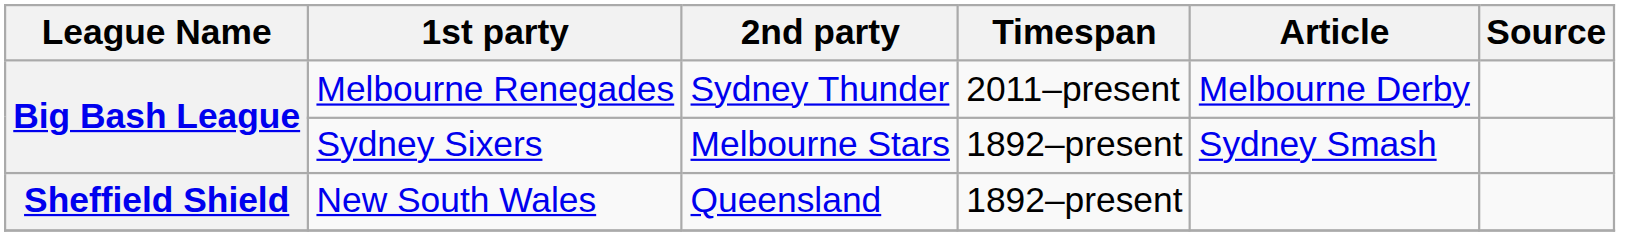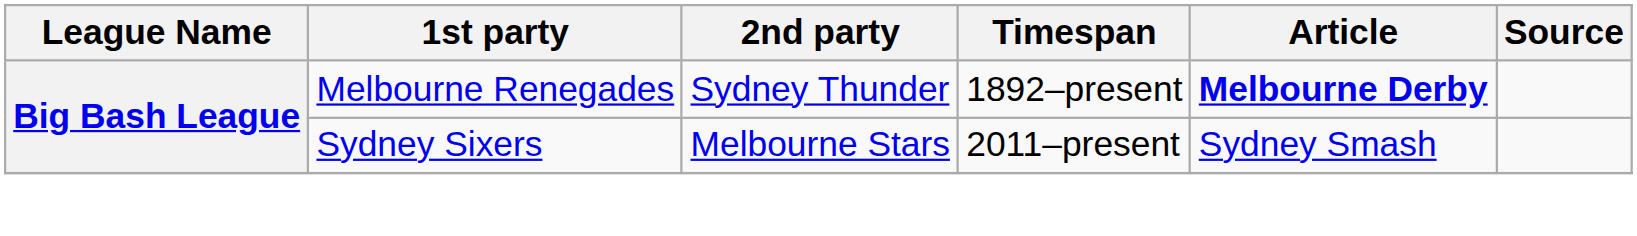(1073, 88) 2011–present -> (1074, 88) 1892–present
(1334, 88) normal -> (1343, 88) bold
(1074, 144) 1892–present -> (1073, 144) 2011–present
- row: (456, 200)
